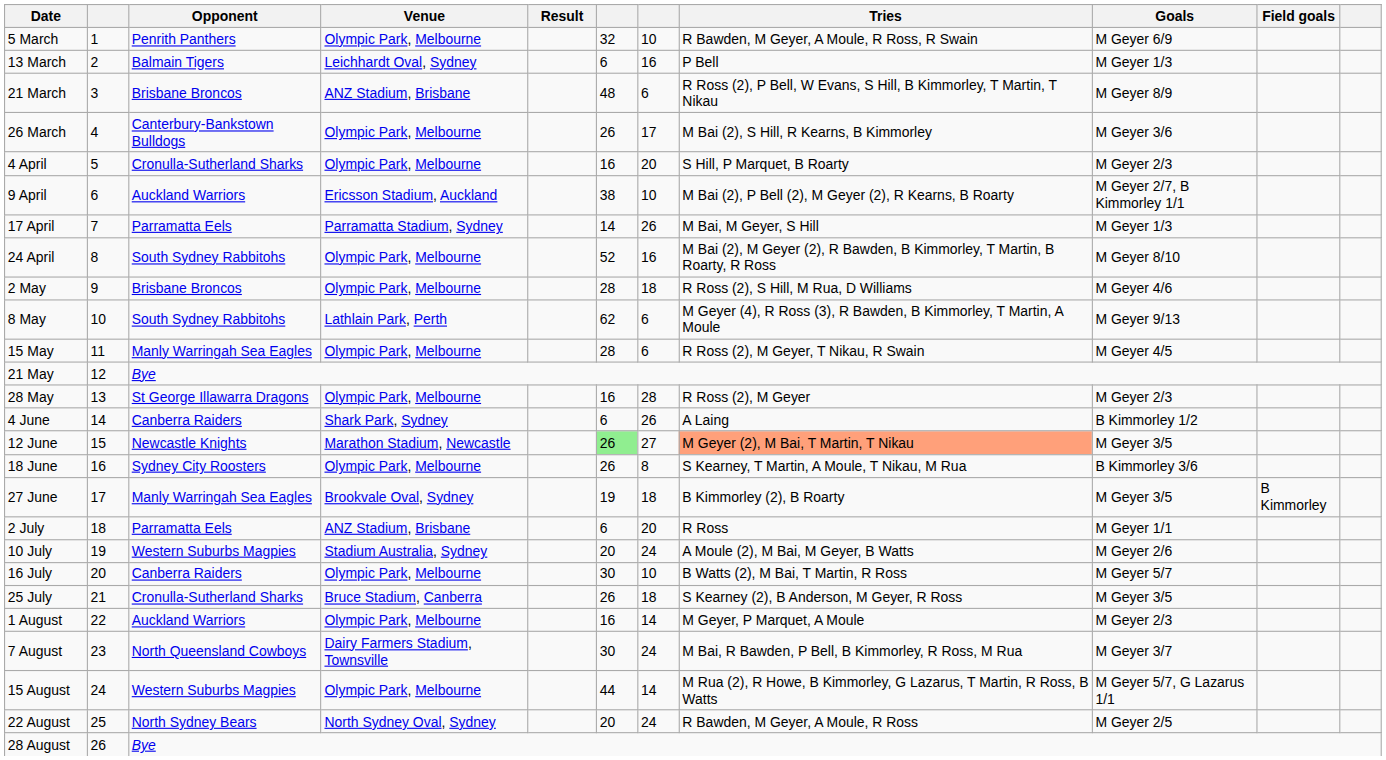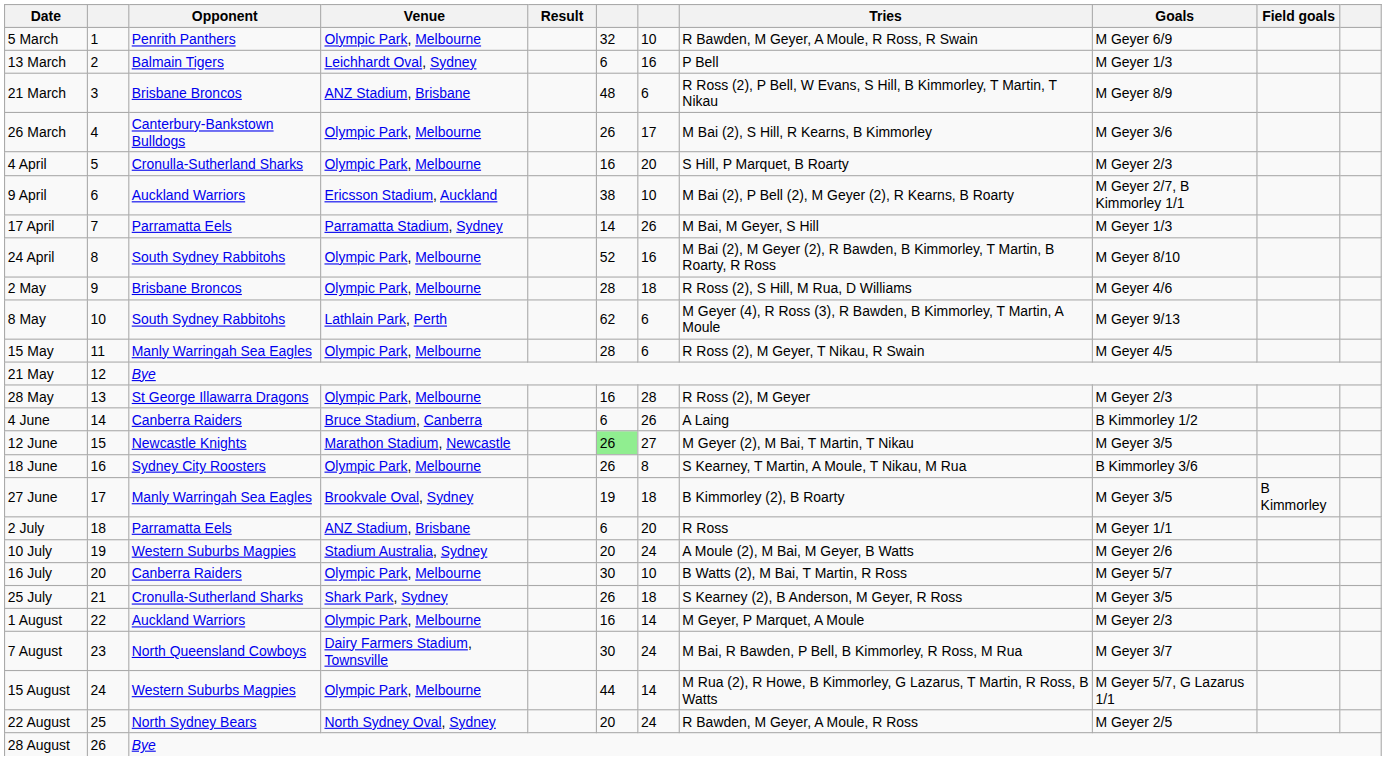(386, 419) Shark Park, Sydney -> (403, 419) Bruce Stadium, Canberra
(798, 442) lightsalmon background -> (798, 442) no background
(403, 597) Bruce Stadium, Canberra -> (386, 597) Shark Park, Sydney
